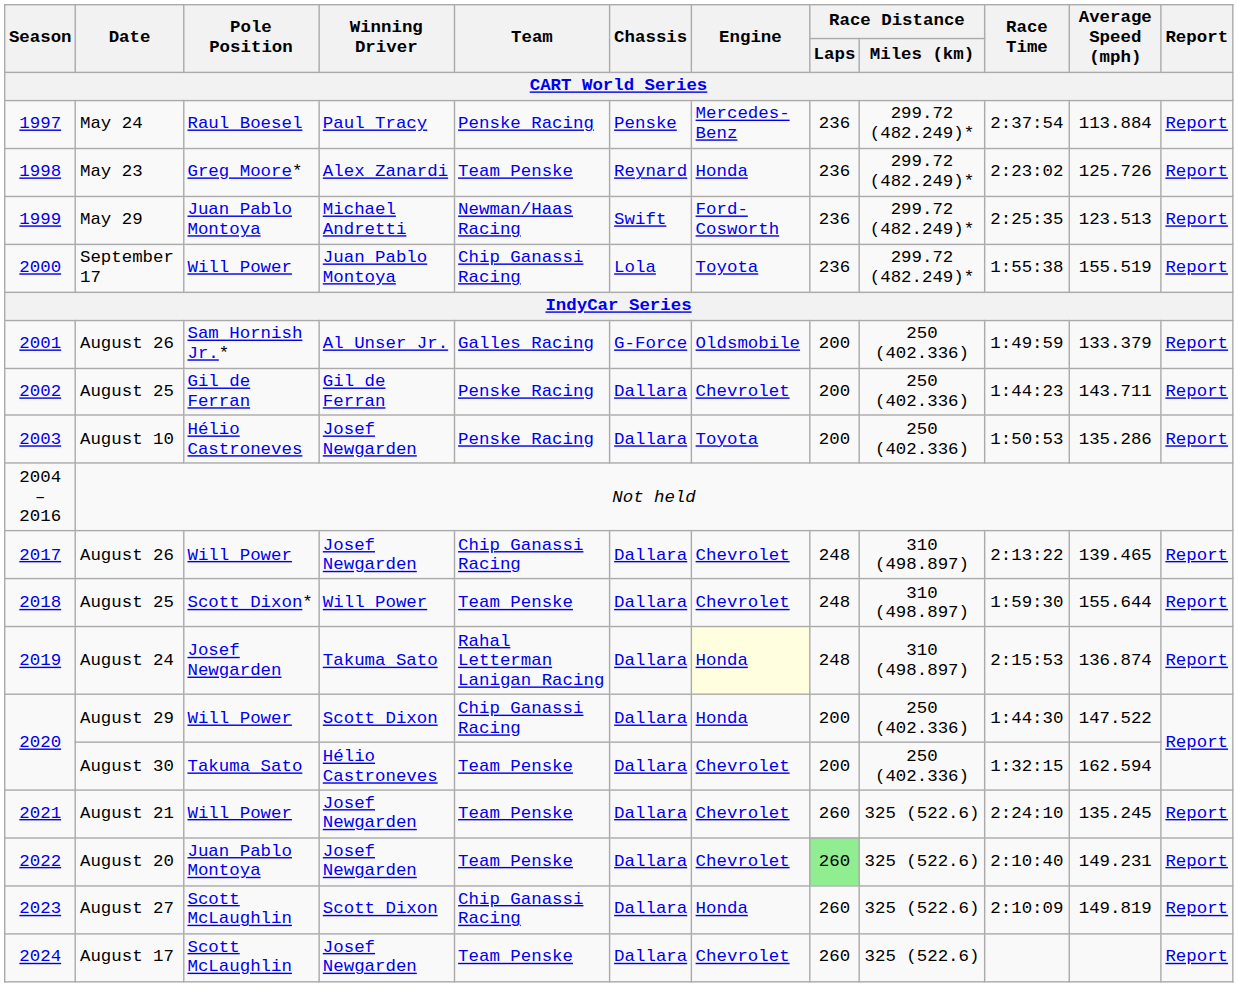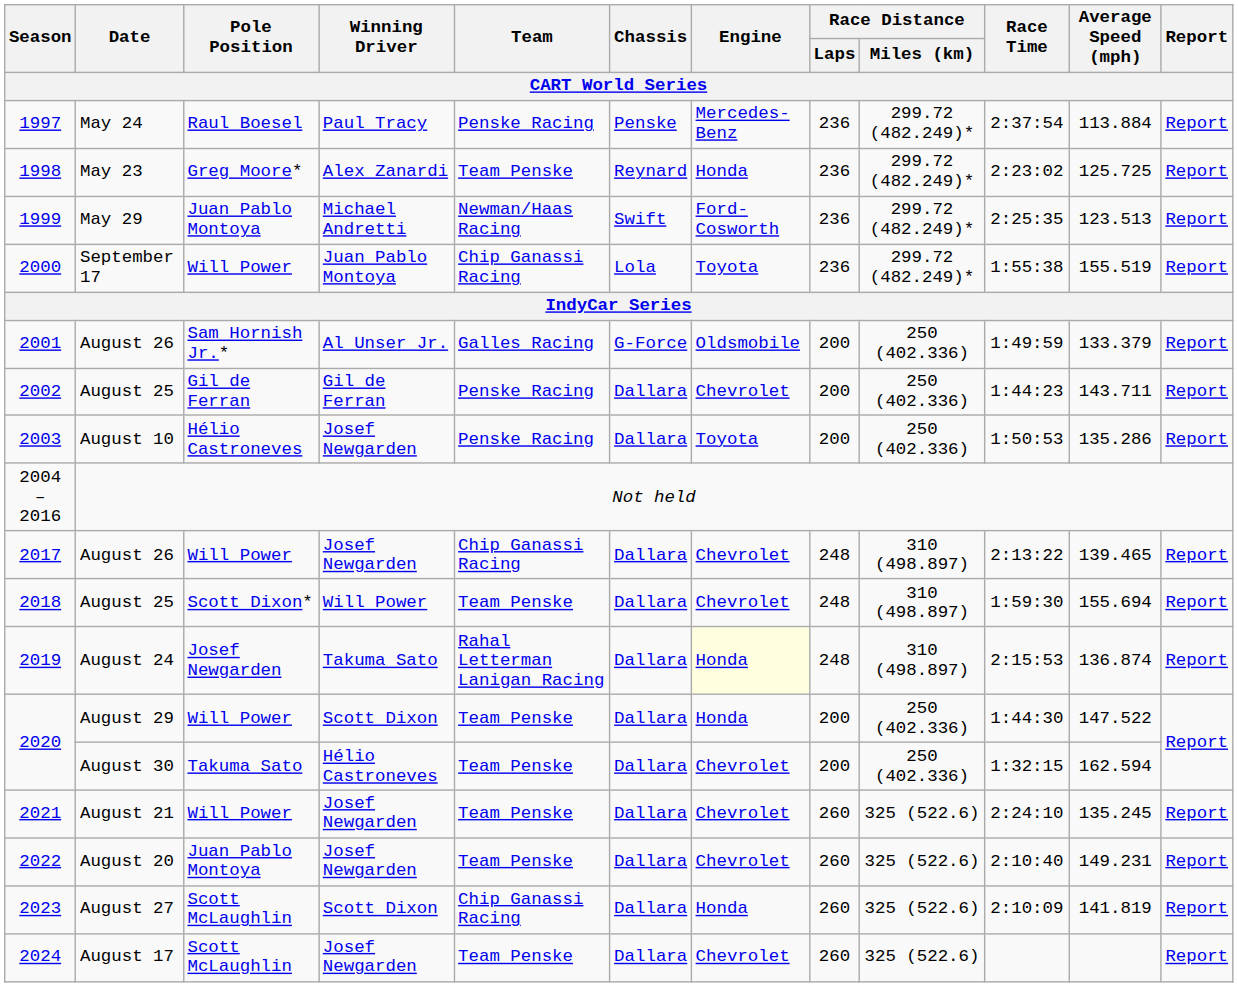(1115, 173) 125.726 -> (1115, 173) 125.725
(1115, 603) 155.644 -> (1115, 603) 155.694
(521, 719) Chip Ganassi Racing -> (516, 719) Team Penske
(834, 862) lightgreen background -> (834, 862) no background
(1115, 910) 149.819 -> (1115, 910) 141.819
